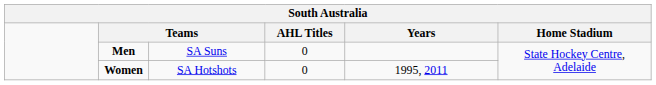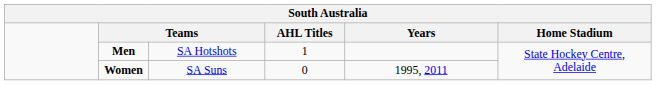(207, 51) SA Suns -> (207, 51) SA Hotshots
(305, 51) 0 -> (305, 51) 1
(207, 70) SA Hotshots -> (207, 70) SA Suns
